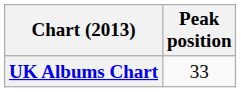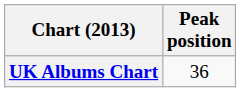(199, 71) 33 -> (199, 71) 36
